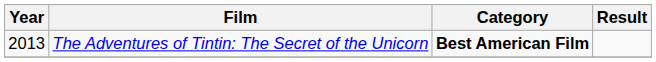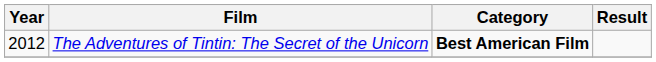(27, 43) 2013 -> (27, 43) 2012
